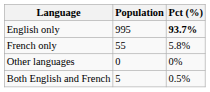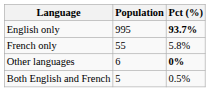(118, 62) 0 -> (118, 62) 6
(175, 62) normal -> (176, 62) bold
